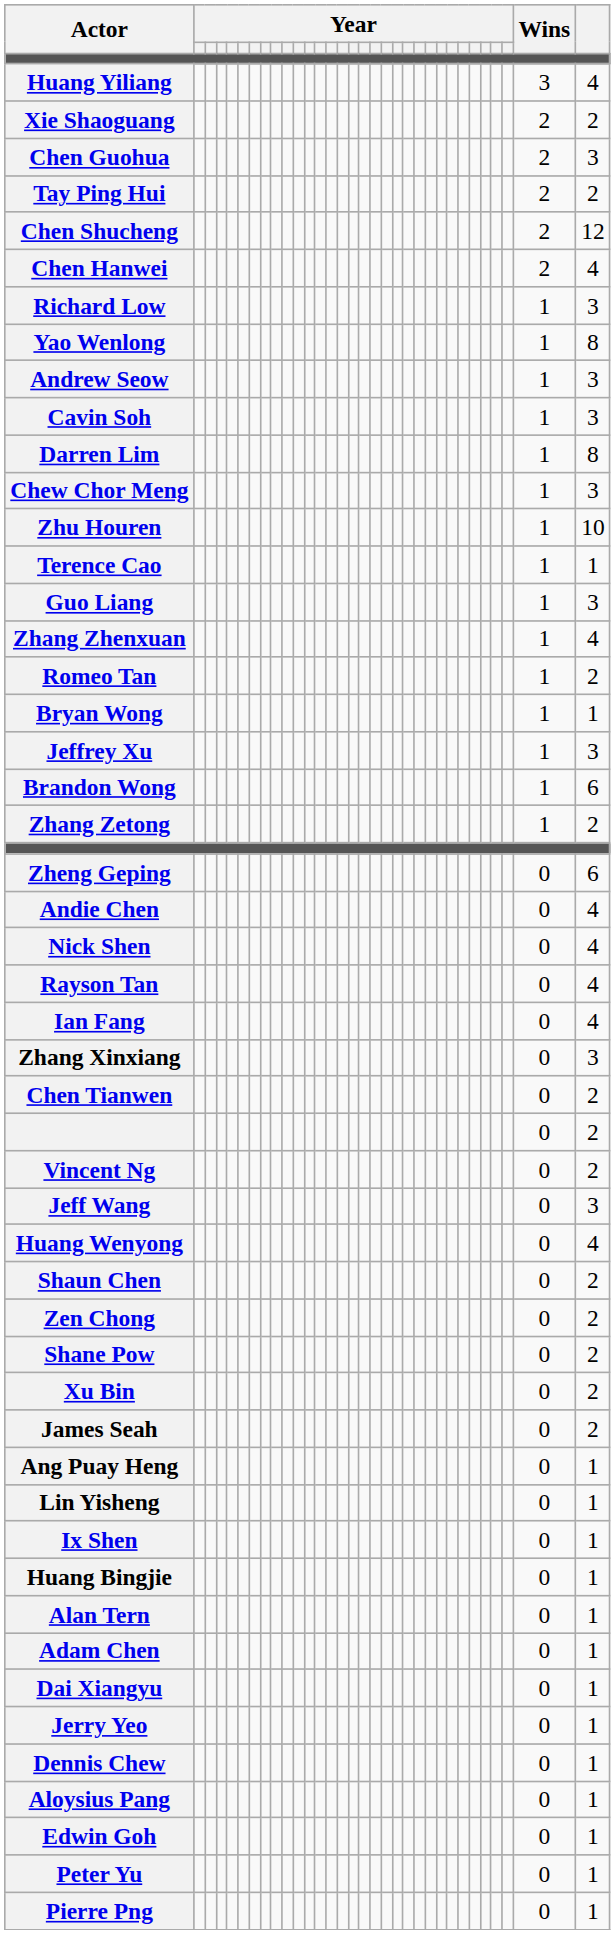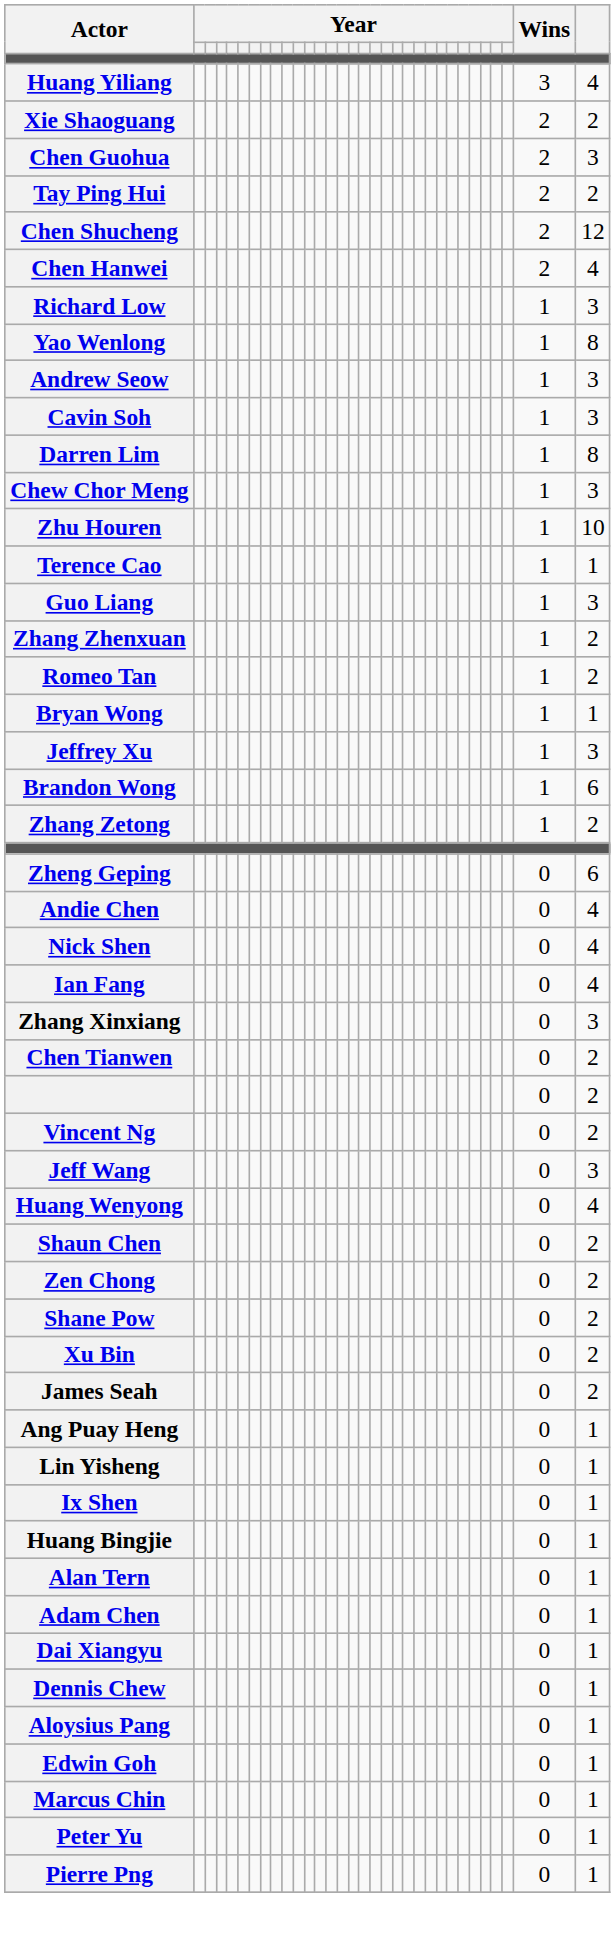(593, 639) 4 -> (593, 639) 2
- row: (99, 984)
- row: (99, 1725)
+ row: (99, 1800)
